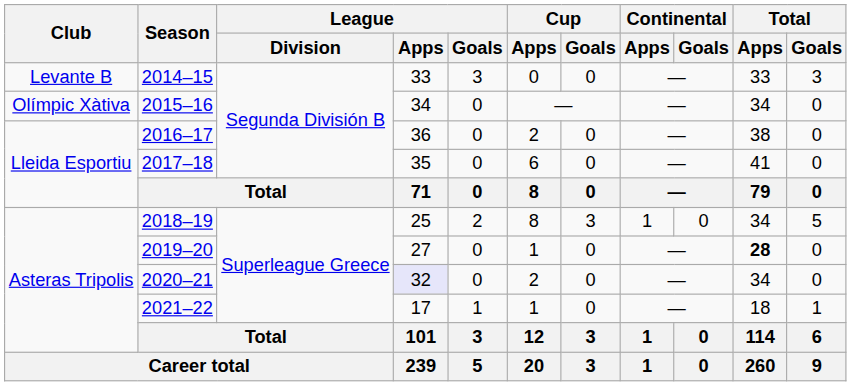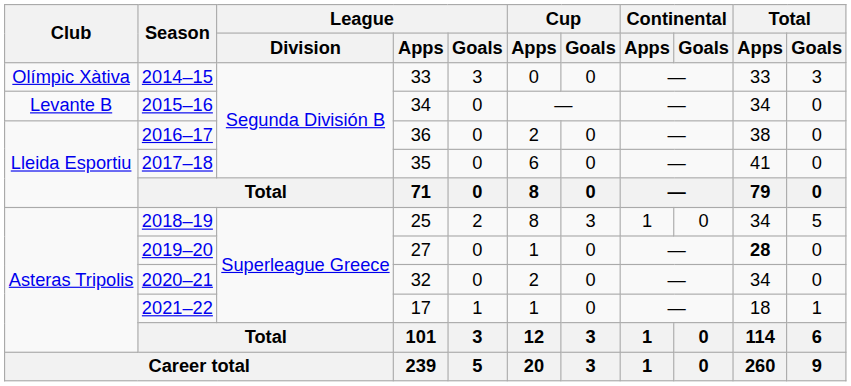(71, 76) Levante B -> (71, 76) Olímpic Xàtiva
(71, 105) Olímpic Xàtiva -> (71, 105) Levante B
(421, 279) lavender background -> (421, 279) no background
